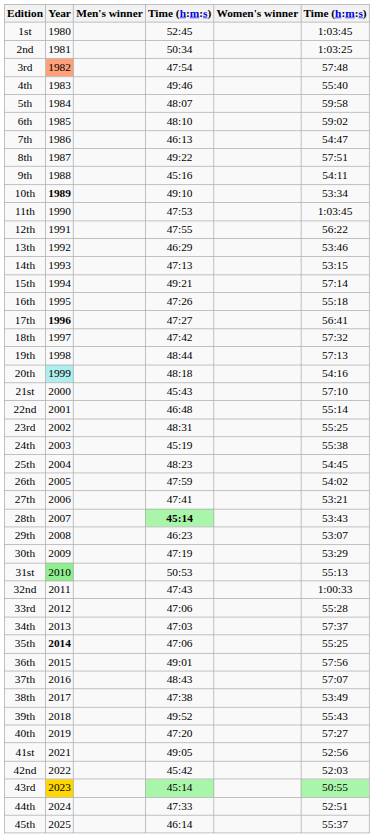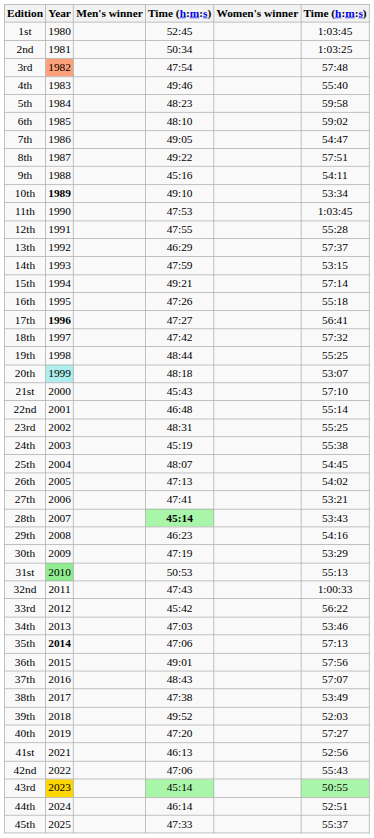(180, 103) 48:07 -> (180, 103) 48:23
(180, 139) 46:13 -> (180, 139) 49:05
(335, 229) 56:22 -> (335, 229) 55:28
(335, 247) 53:46 -> (335, 247) 57:37
(180, 265) 47:13 -> (180, 265) 47:59
(335, 355) 57:13 -> (335, 355) 55:25
(335, 373) 54:16 -> (335, 373) 53:07
(180, 463) 48:23 -> (180, 463) 48:07
(180, 481) 47:59 -> (180, 481) 47:13
(335, 535) 53:07 -> (335, 535) 54:16
(180, 608) 47:06 -> (180, 608) 45:42
(335, 608) 55:28 -> (335, 608) 56:22
(335, 626) 57:37 -> (335, 626) 53:46
(335, 644) 55:25 -> (335, 644) 57:13
(335, 716) 55:43 -> (335, 716) 52:03
(180, 752) 49:05 -> (180, 752) 46:13
(180, 770) 45:42 -> (180, 770) 47:06
(335, 770) 52:03 -> (335, 770) 55:43
(180, 806) 47:33 -> (180, 806) 46:14
(180, 824) 46:14 -> (180, 824) 47:33
